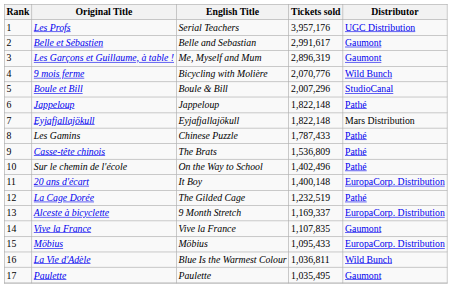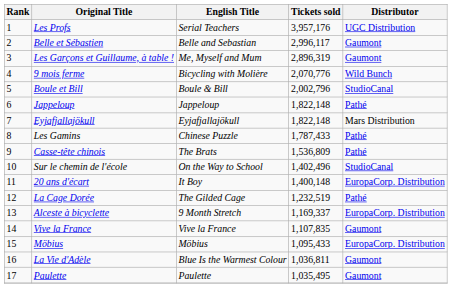(311, 43) 2,991,617 -> (310, 43) 2,996,117
(311, 89) 2,007,296 -> (311, 89) 2,002,796
(356, 167) Pathé -> (369, 167) StudioCanal
(369, 259) Wild Bunch -> (363, 259) Gaumont
